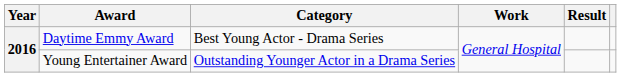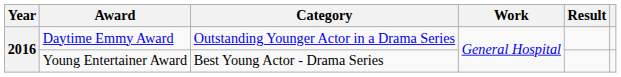(289, 38) Best Young Actor - Drama Series -> (324, 38) Outstanding Younger Actor in a Drama Series
(324, 60) Outstanding Younger Actor in a Drama Series -> (289, 60) Best Young Actor - Drama Series
